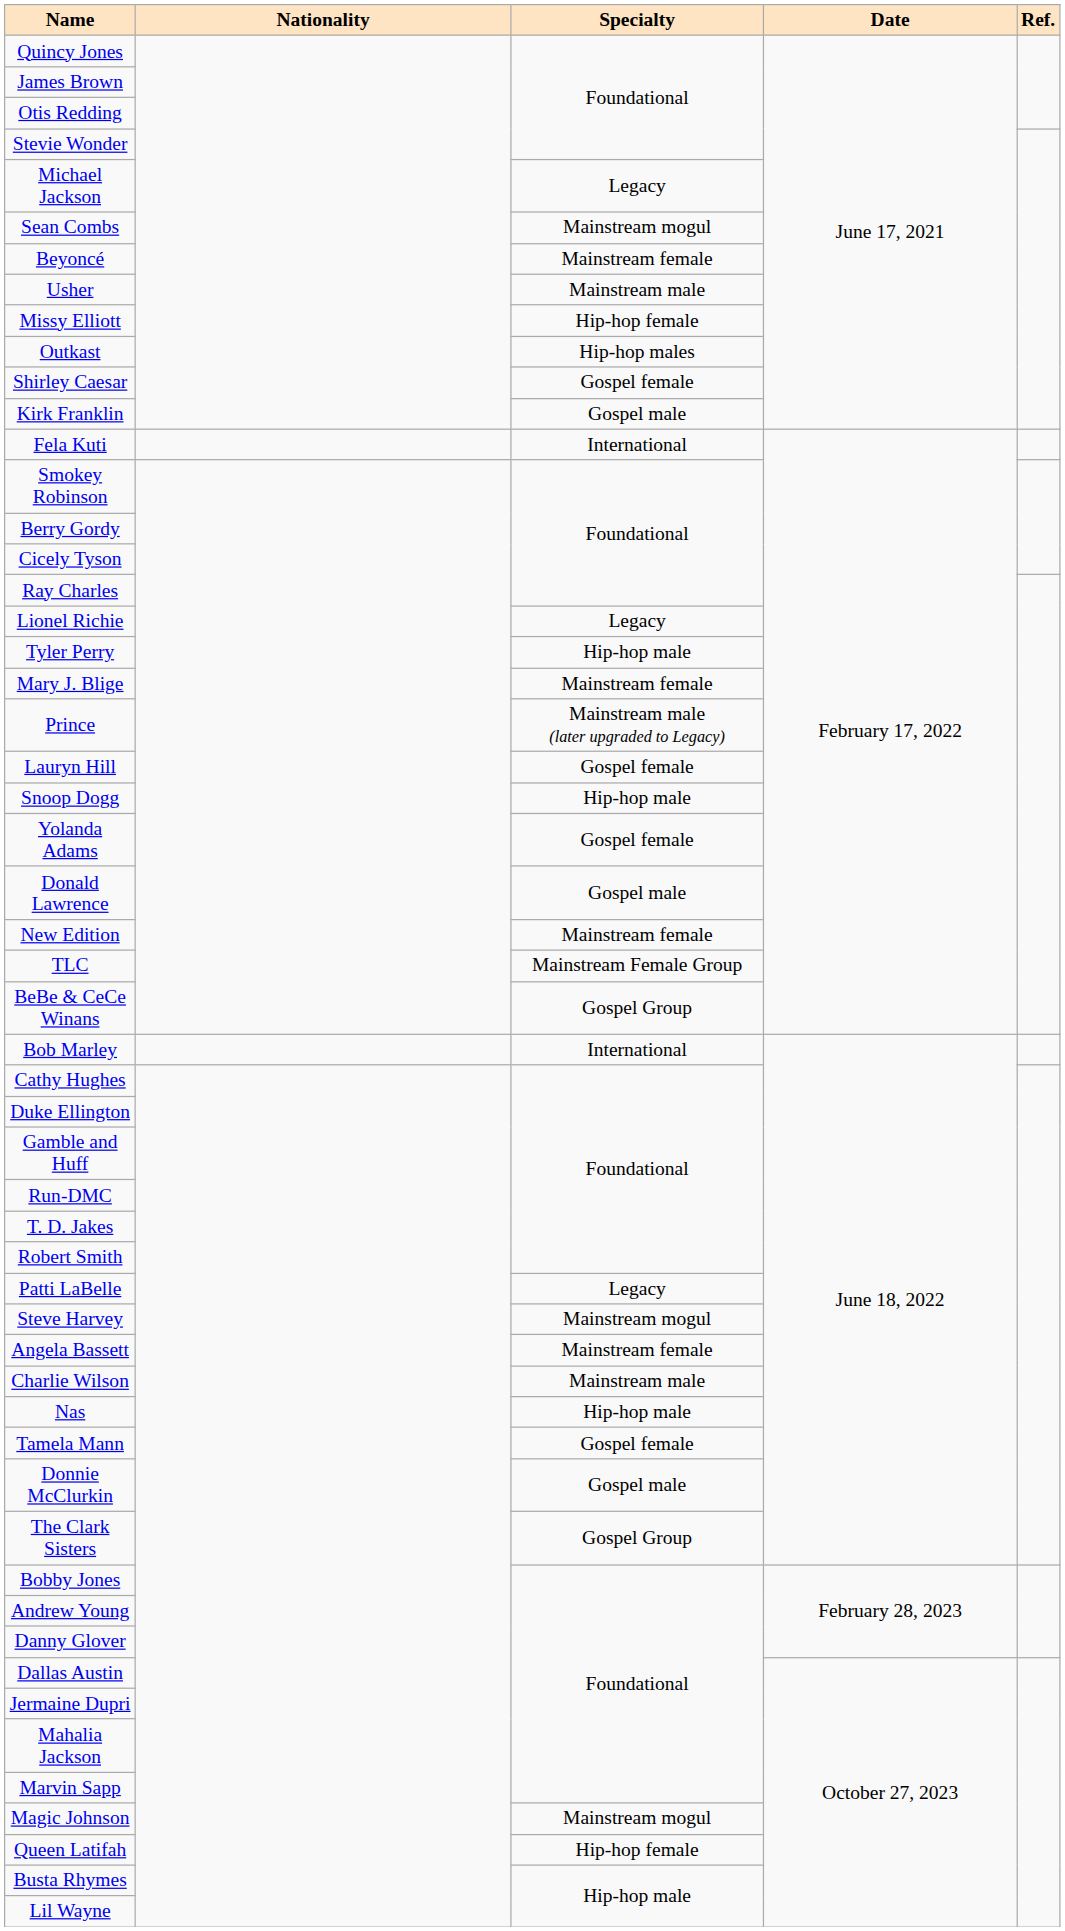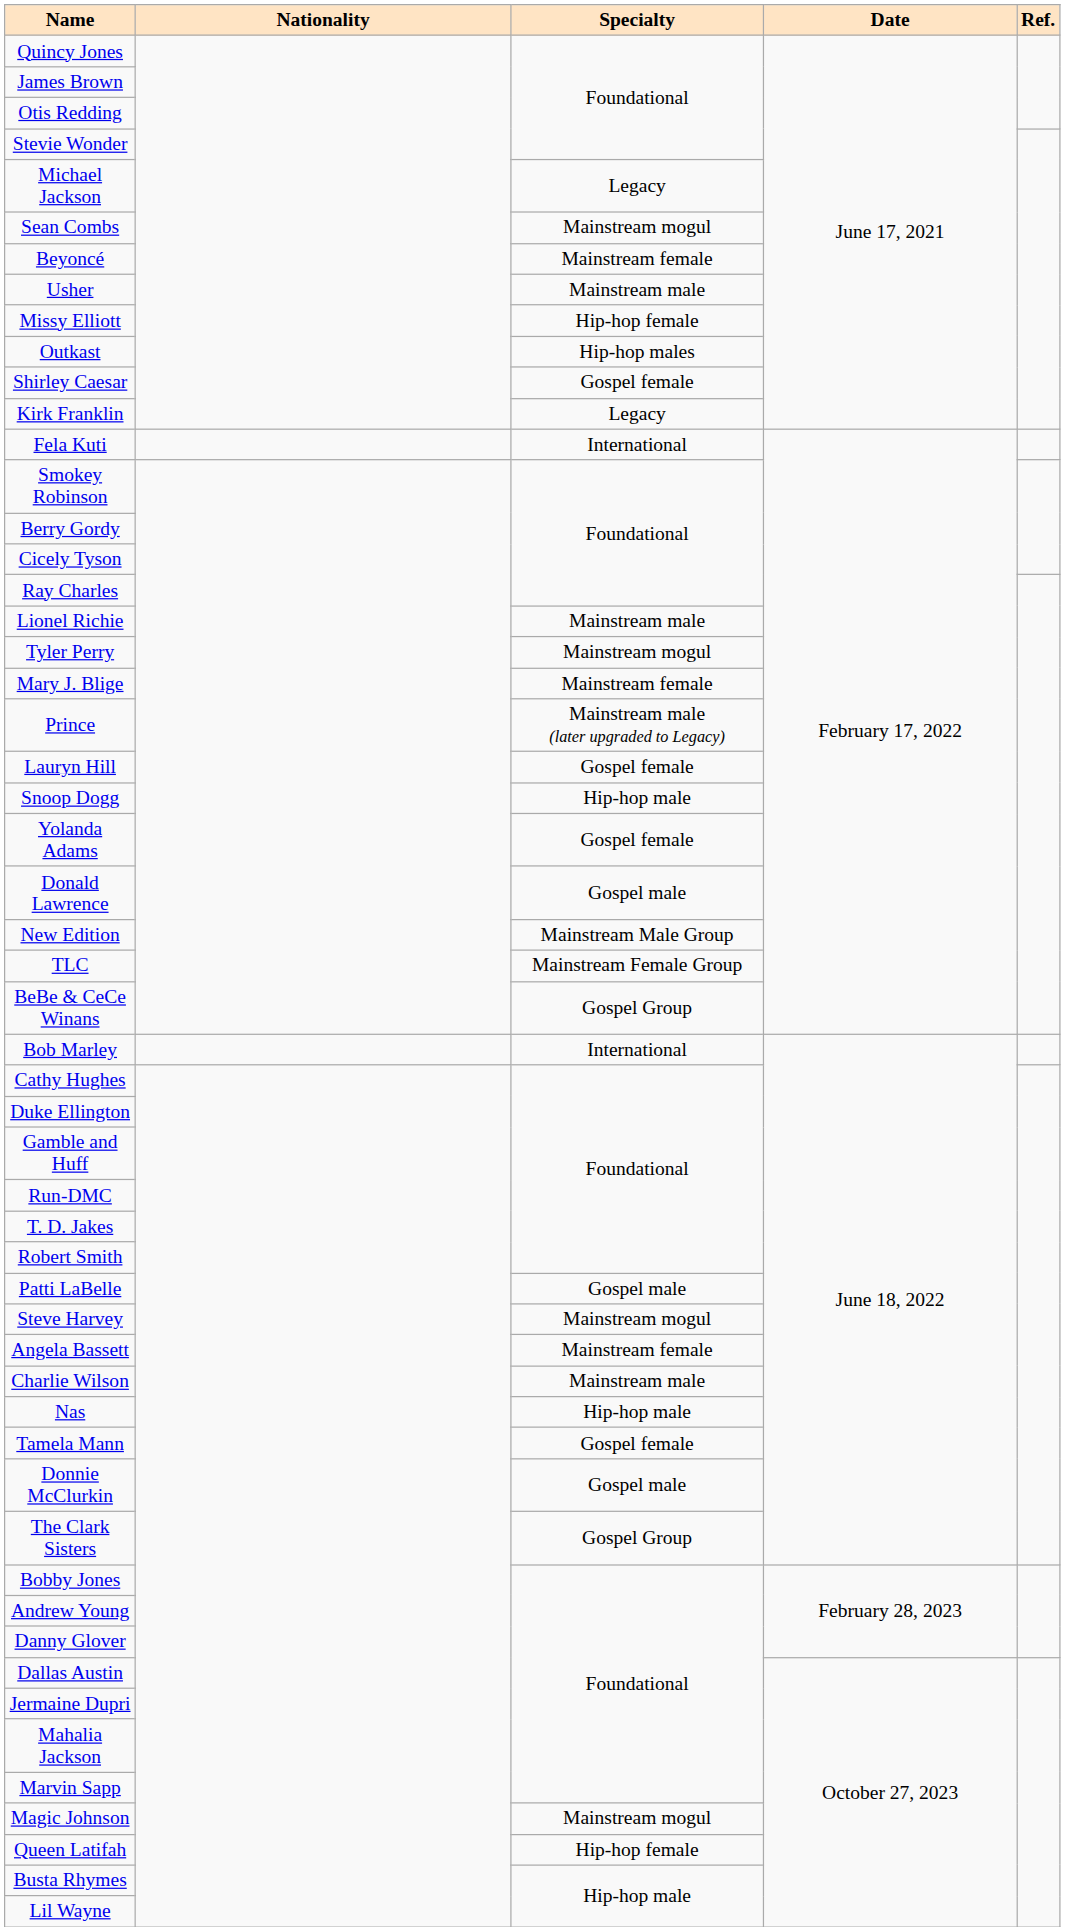(637, 413) Gospel male -> (637, 413) Legacy
(637, 621) Legacy -> (637, 621) Mainstream male
(637, 652) Hip-hop male -> (637, 652) Mainstream mogul
(637, 934) Mainstream female -> (637, 934) Mainstream Male Group
(637, 1288) Legacy -> (637, 1288) Gospel male
